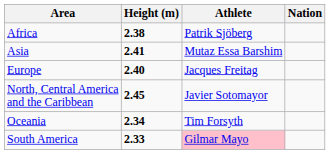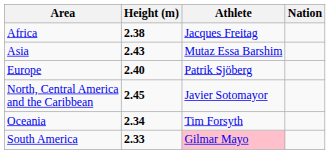(218, 32) Patrik Sjöberg -> (221, 32) Jacques Freitag
(134, 51) 2.41 -> (134, 51) 2.43
(221, 70) Jacques Freitag -> (218, 70) Patrik Sjöberg
